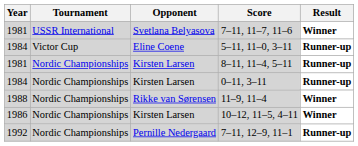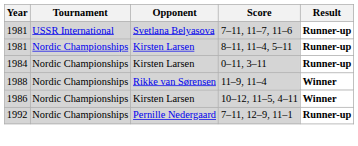(320, 30) Winner -> (327, 30) Runner-up
- row: (257, 47)
